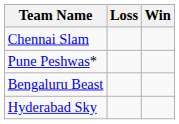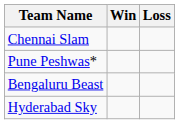columns swapped: (158, 15) <-> (124, 15)
